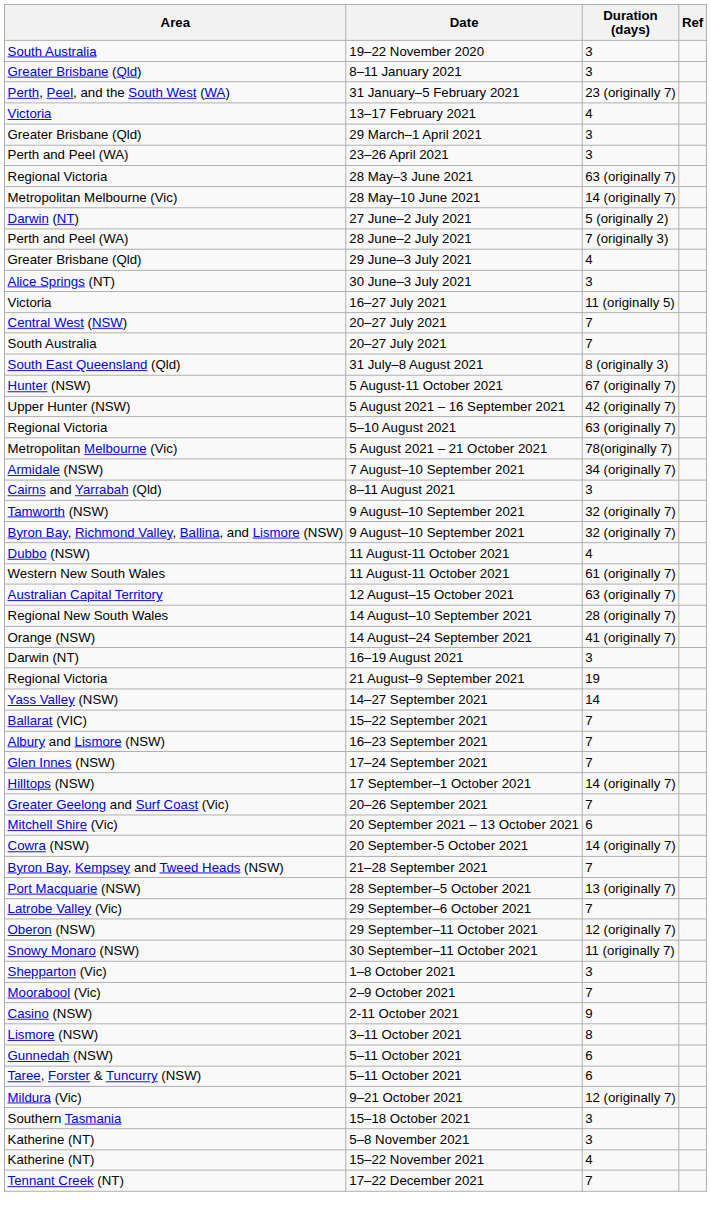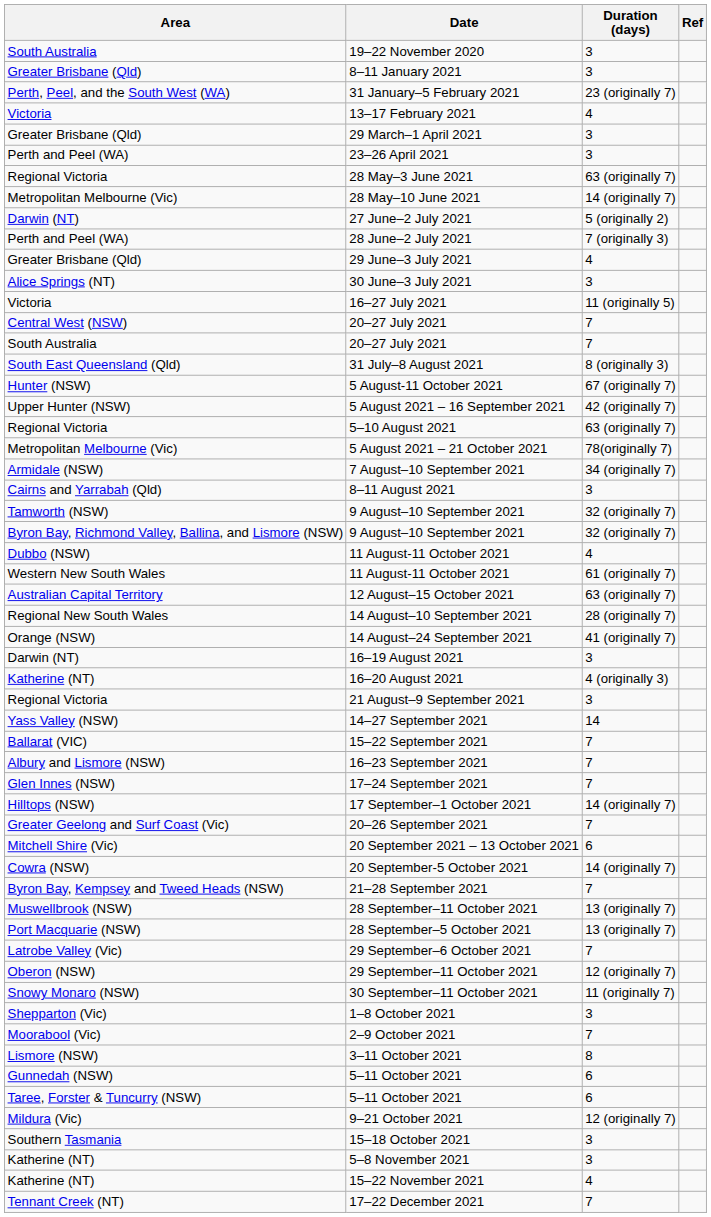+ row: (51, 679)
(593, 679) 19 -> (589, 700) 3
+ row: (70, 909)
- row: (50, 1014)
